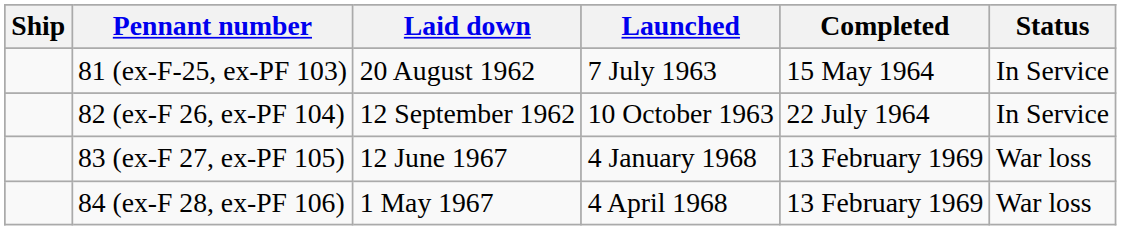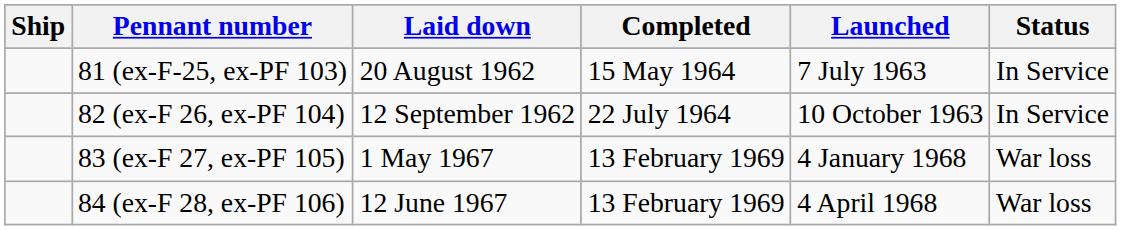columns swapped: (681, 26) <-> (885, 26)
(434, 158) 12 June 1967 -> (427, 158) 1 May 1967
(427, 202) 1 May 1967 -> (434, 202) 12 June 1967
